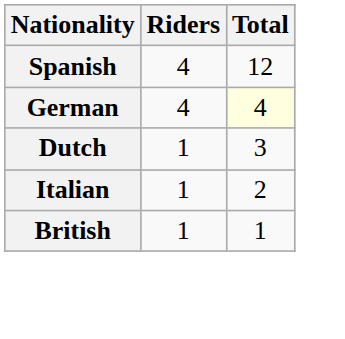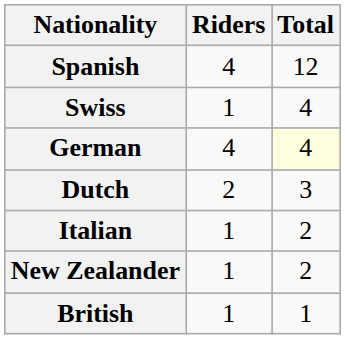+ row: (95, 107)
(183, 148) 1 -> (229, 189) 2
+ row: (95, 271)
